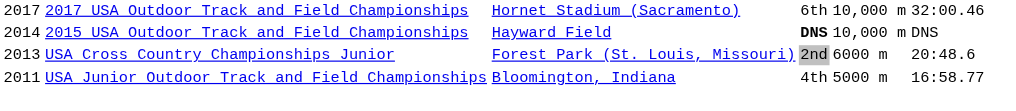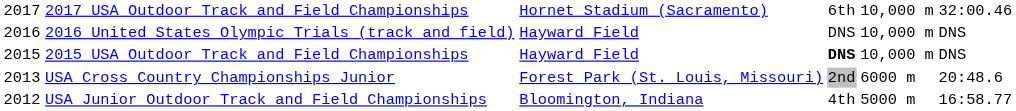+ row: (280, 33)
(22, 33) 2014 -> (22, 55) 2015
(22, 78) 2011 -> (22, 100) 2012
